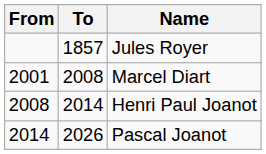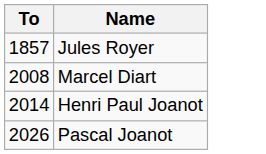- column: (32, 18)
